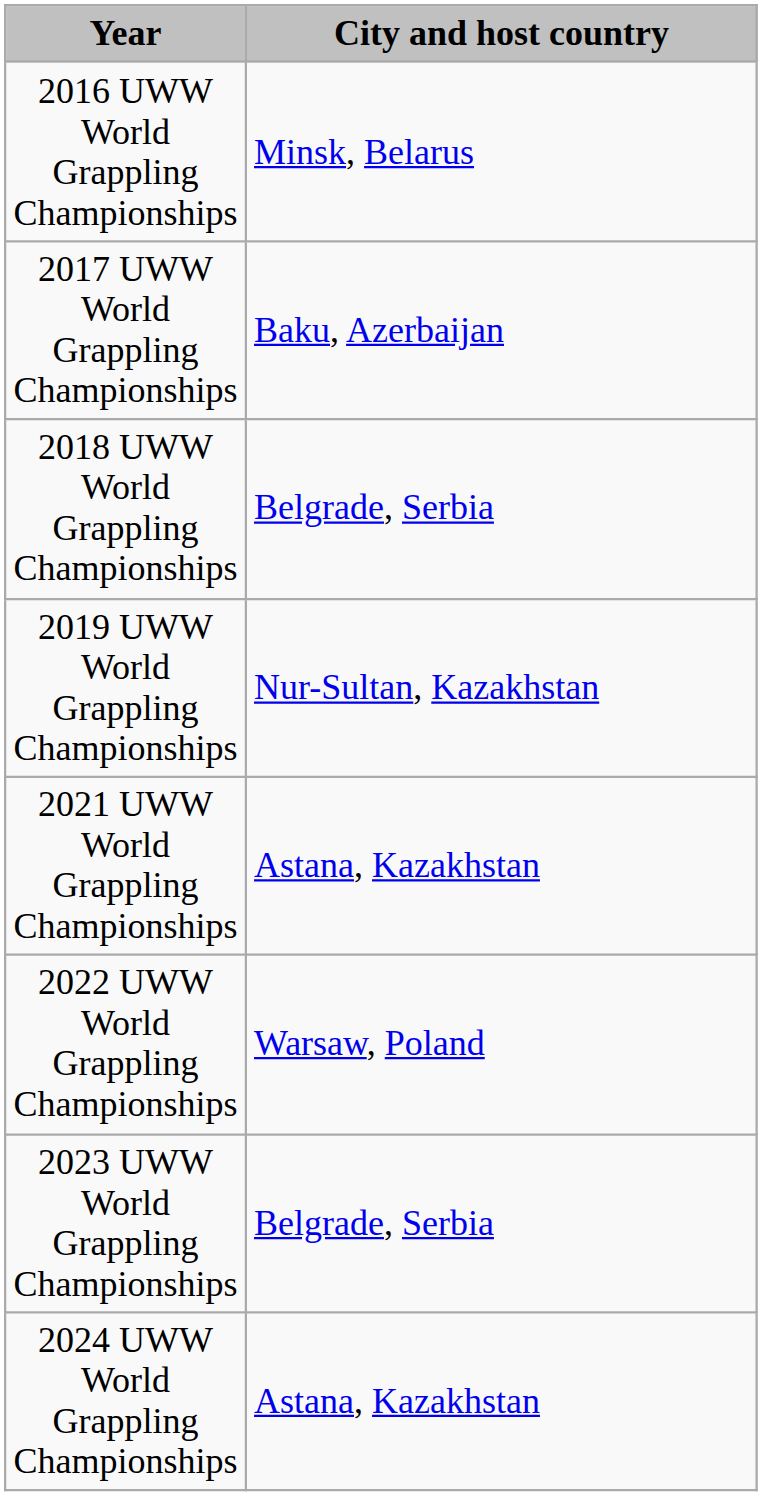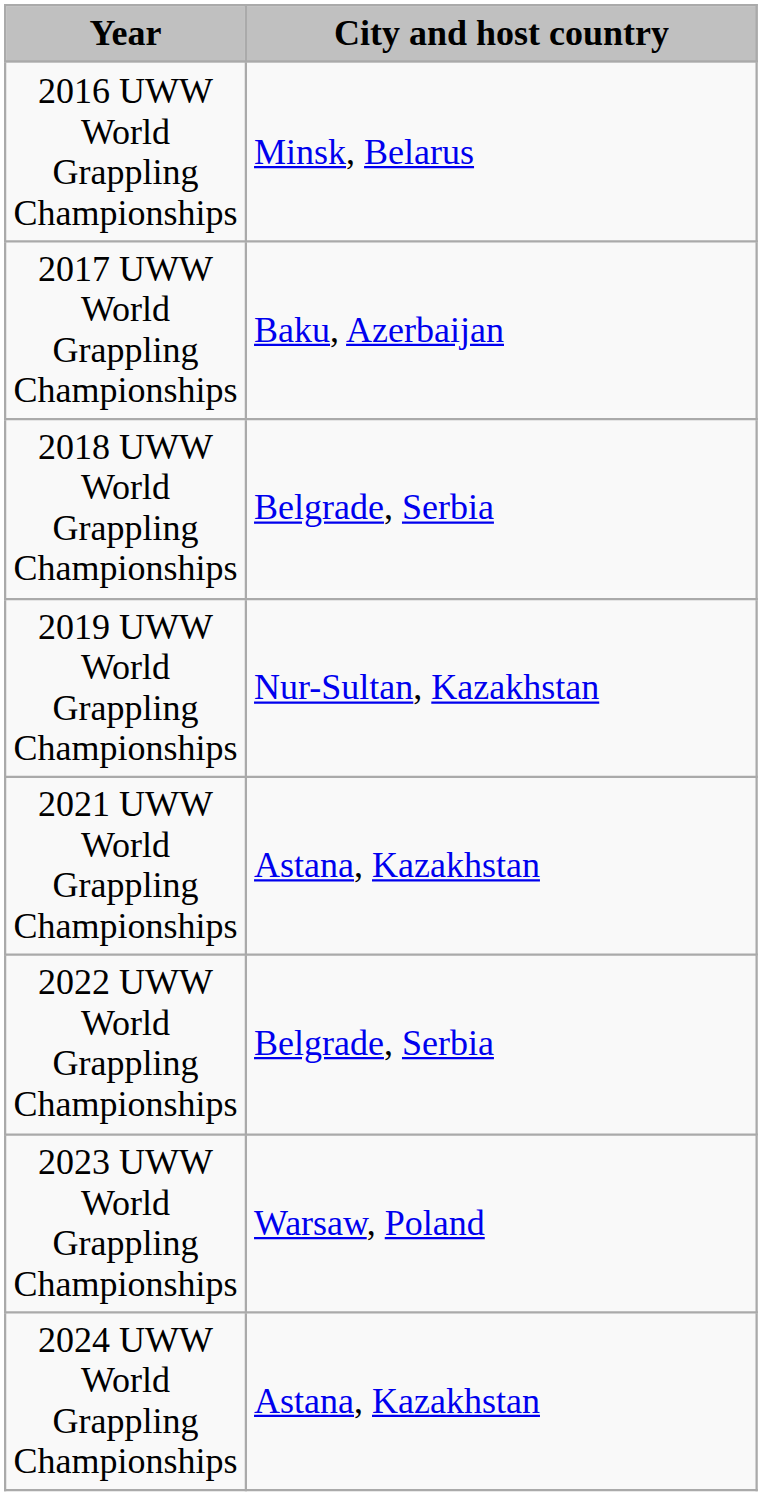(369, 1043) Warsaw, Poland -> (374, 1043) Belgrade, Serbia
(374, 1222) Belgrade, Serbia -> (369, 1222) Warsaw, Poland
